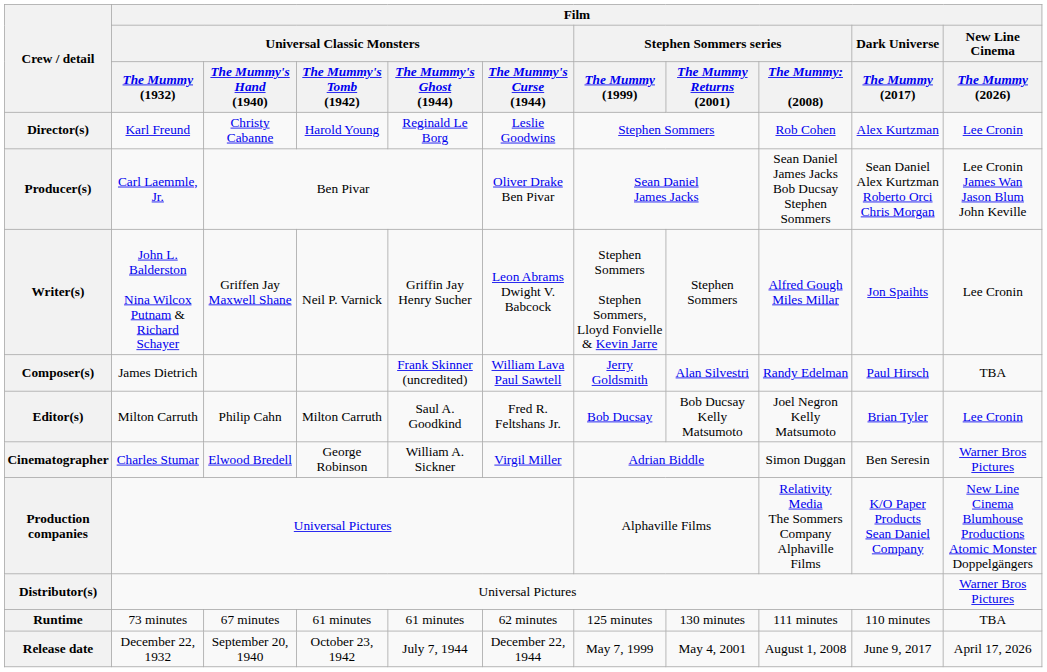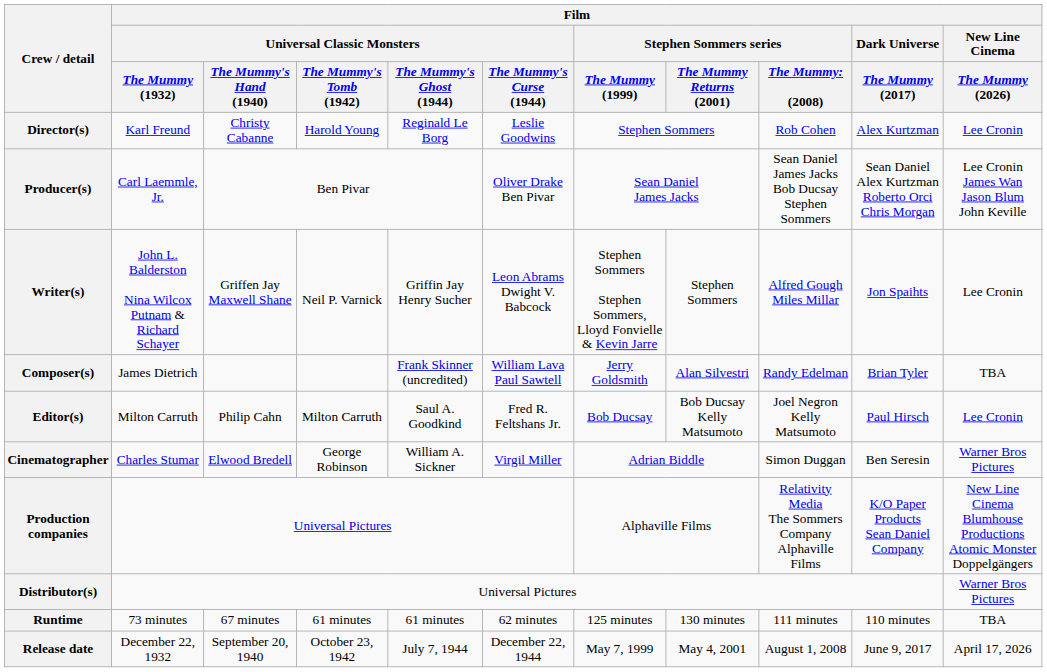(898, 372) Paul Hirsch -> (898, 372) Brian Tyler
(898, 416) Brian Tyler -> (898, 416) Paul Hirsch
